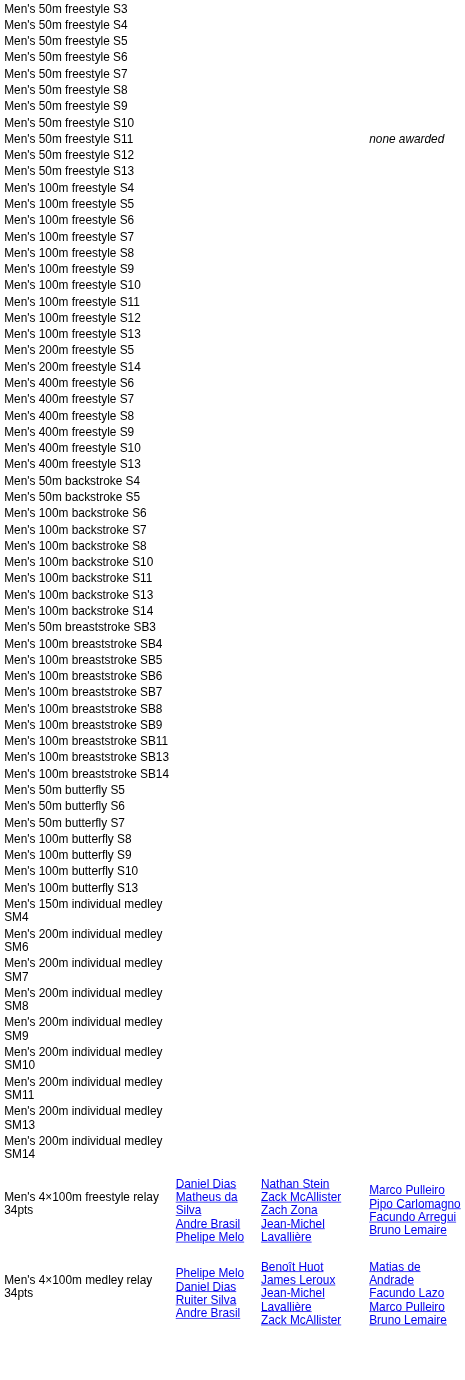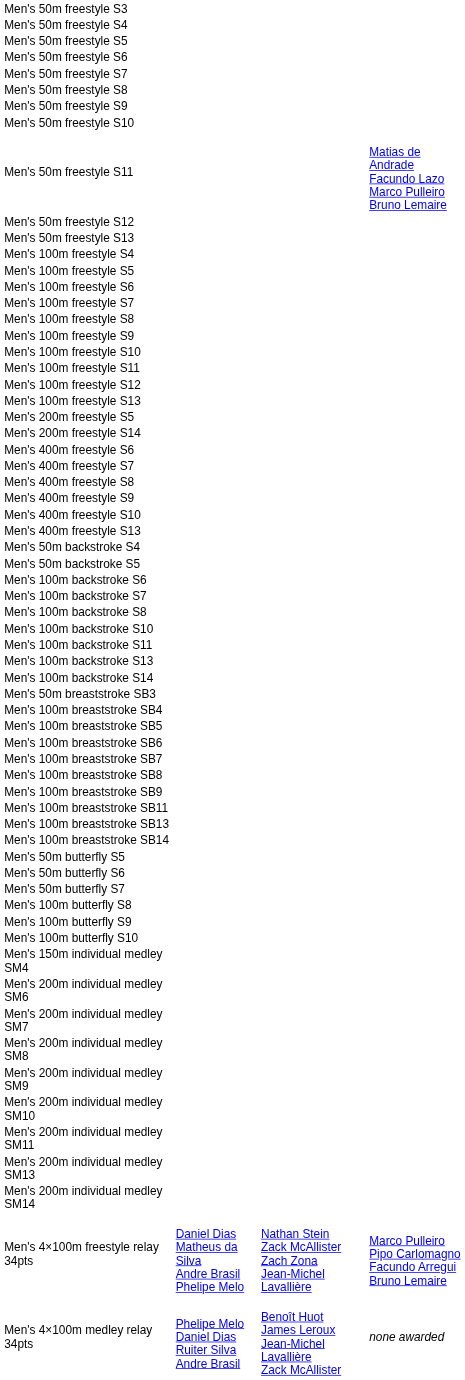(407, 139) none awarded -> (408, 179) Matias de Andrade Facundo Lazo Marco Pulleiro Bruno Lemaire
- row: (71, 888)
(408, 1293) Matias de Andrade Facundo Lazo Marco Pulleiro Bruno Lemaire -> (407, 1337) none awarded
